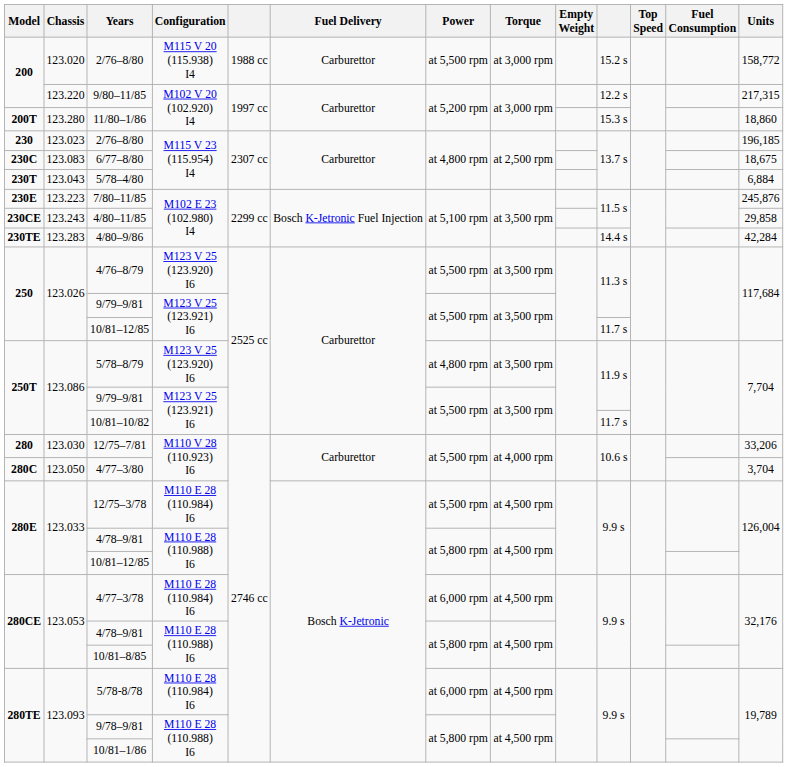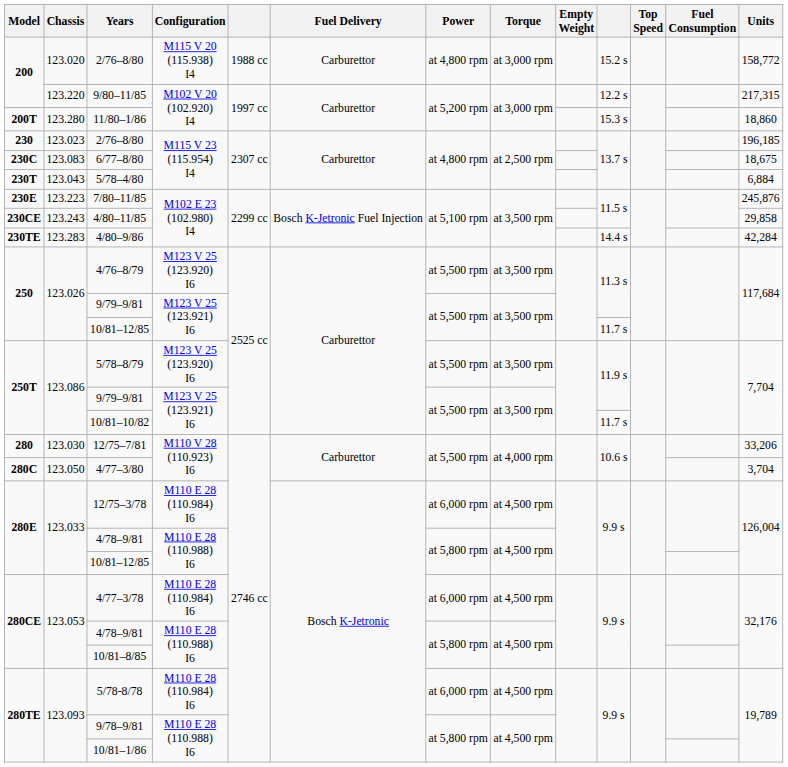(458, 60) at 5,500 rpm -> (458, 60) at 4,800 rpm
(458, 363) at 4,800 rpm -> (458, 363) at 5,500 rpm
(458, 504) at 5,500 rpm -> (458, 504) at 6,000 rpm
